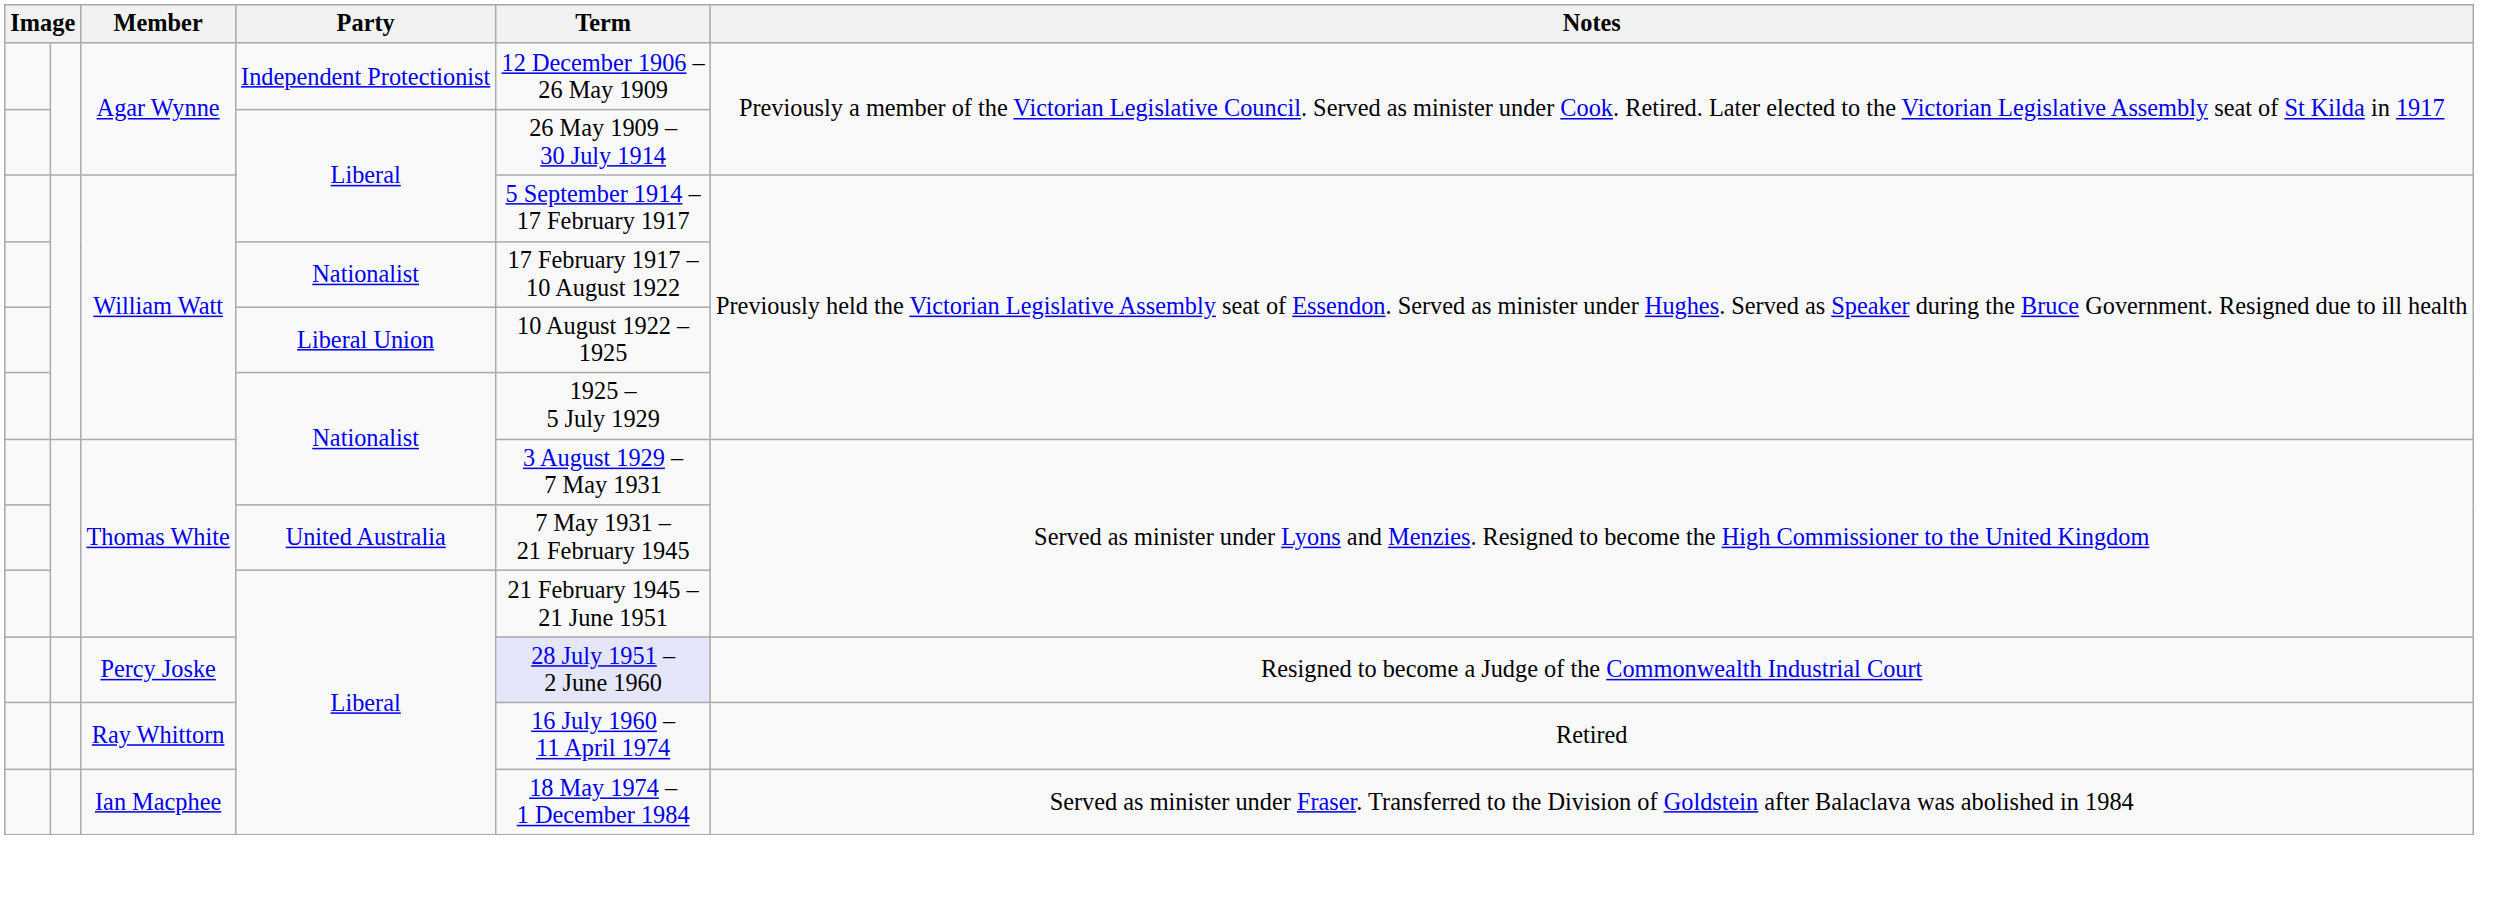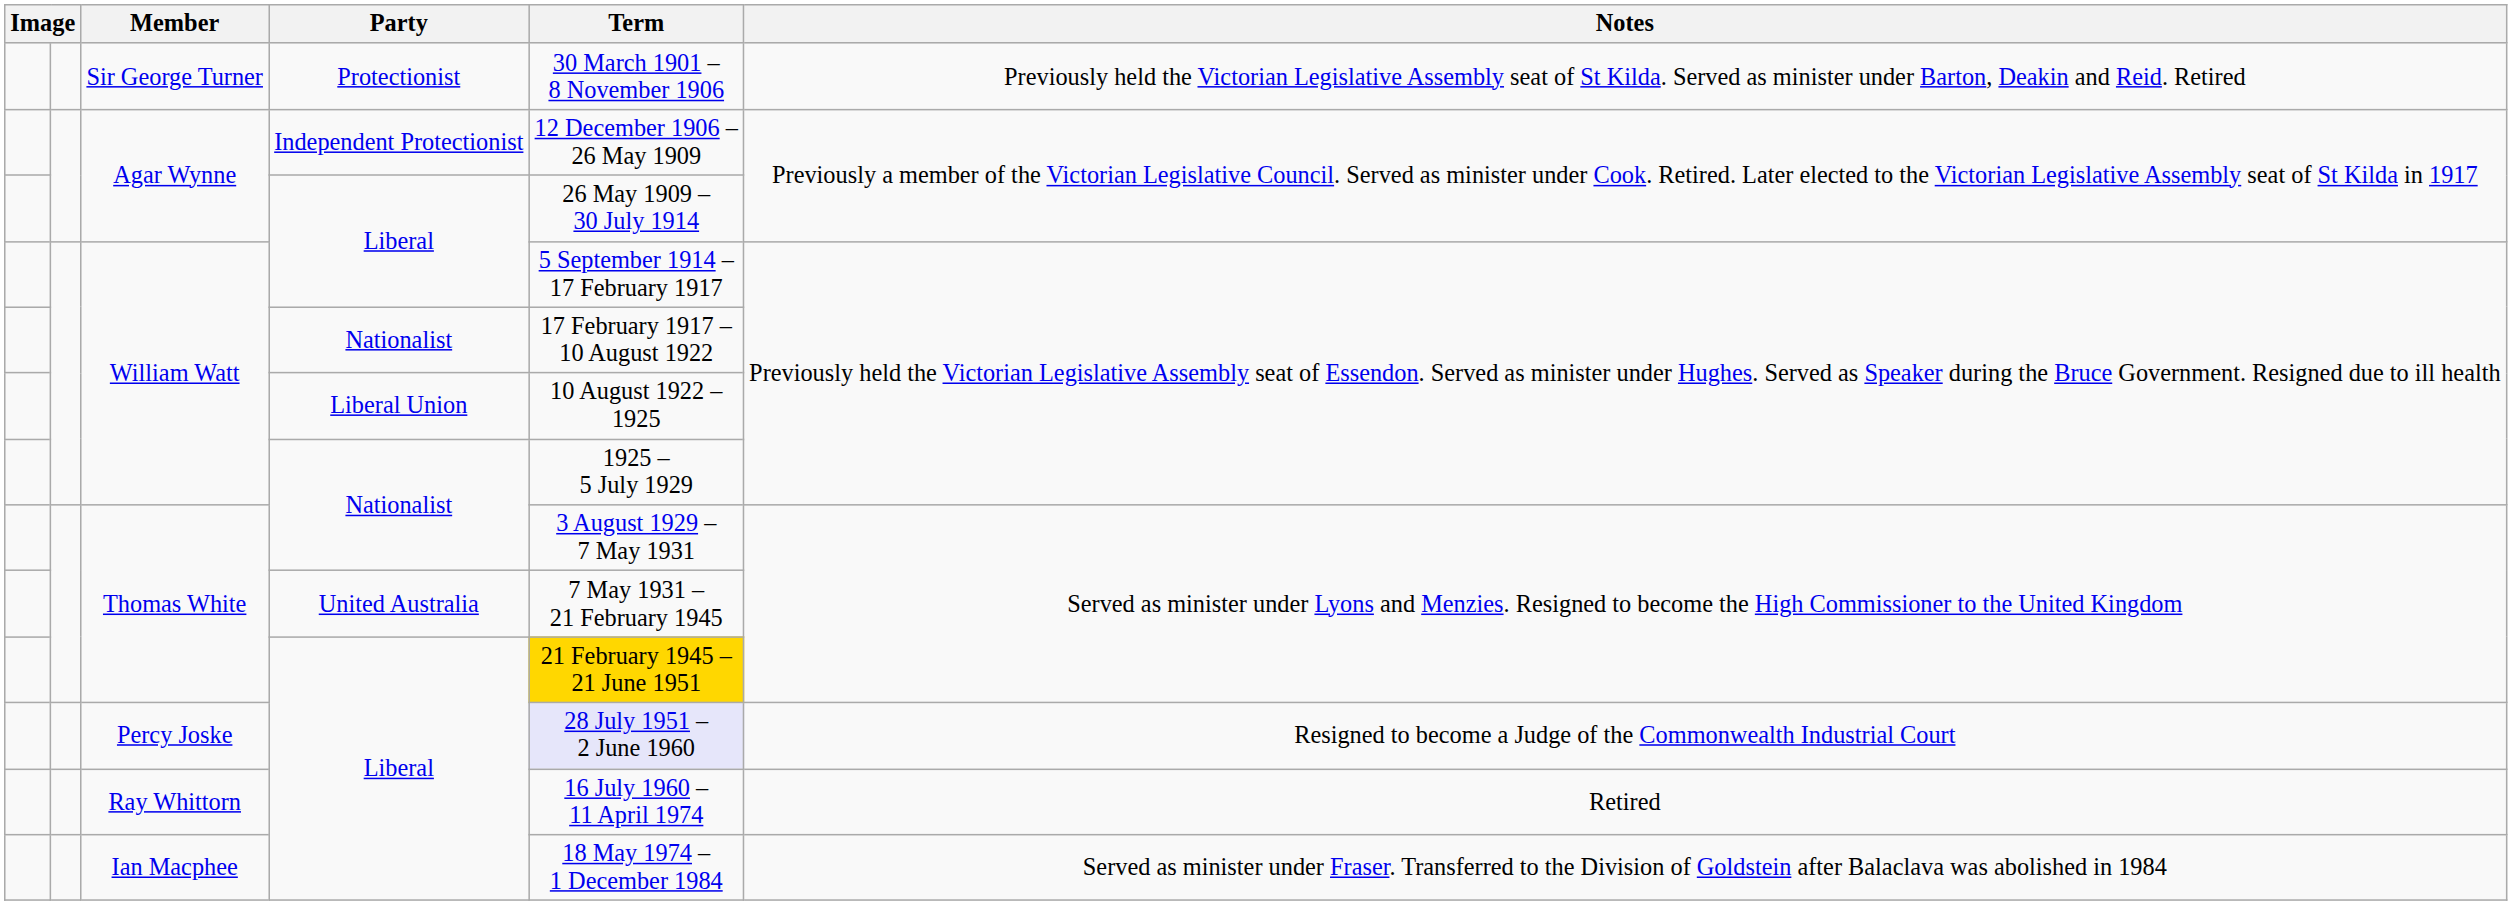+ row: (175, 76)
(603, 603) no background -> (636, 669) gold background
